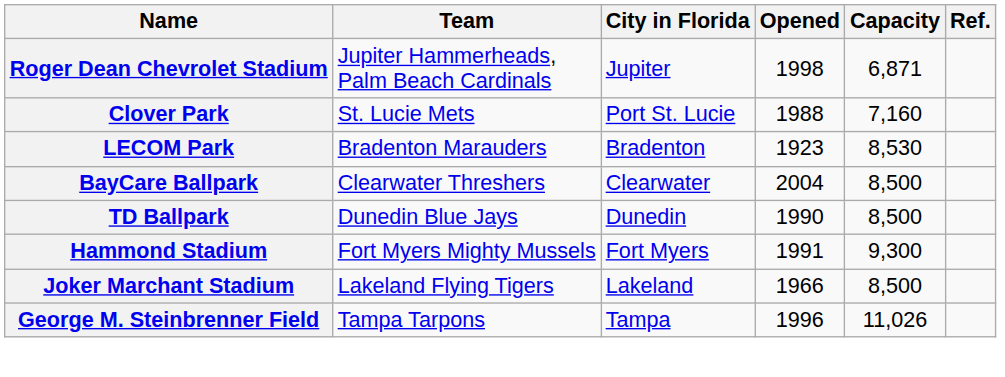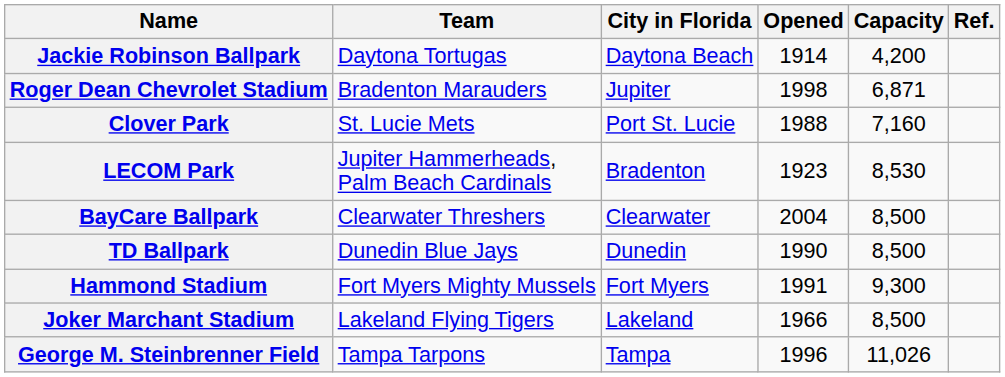+ row: (169, 55)
(447, 68) Jupiter Hammerheads, Palm Beach Cardinals -> (442, 90) Bradenton Marauders
(442, 148) Bradenton Marauders -> (447, 170) Jupiter Hammerheads, Palm Beach Cardinals
